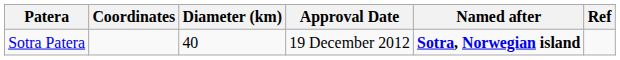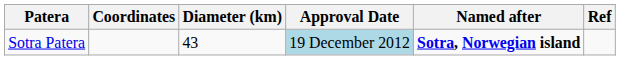(190, 42) 40 -> (190, 42) 43
(350, 42) no background -> (350, 42) lightblue background
